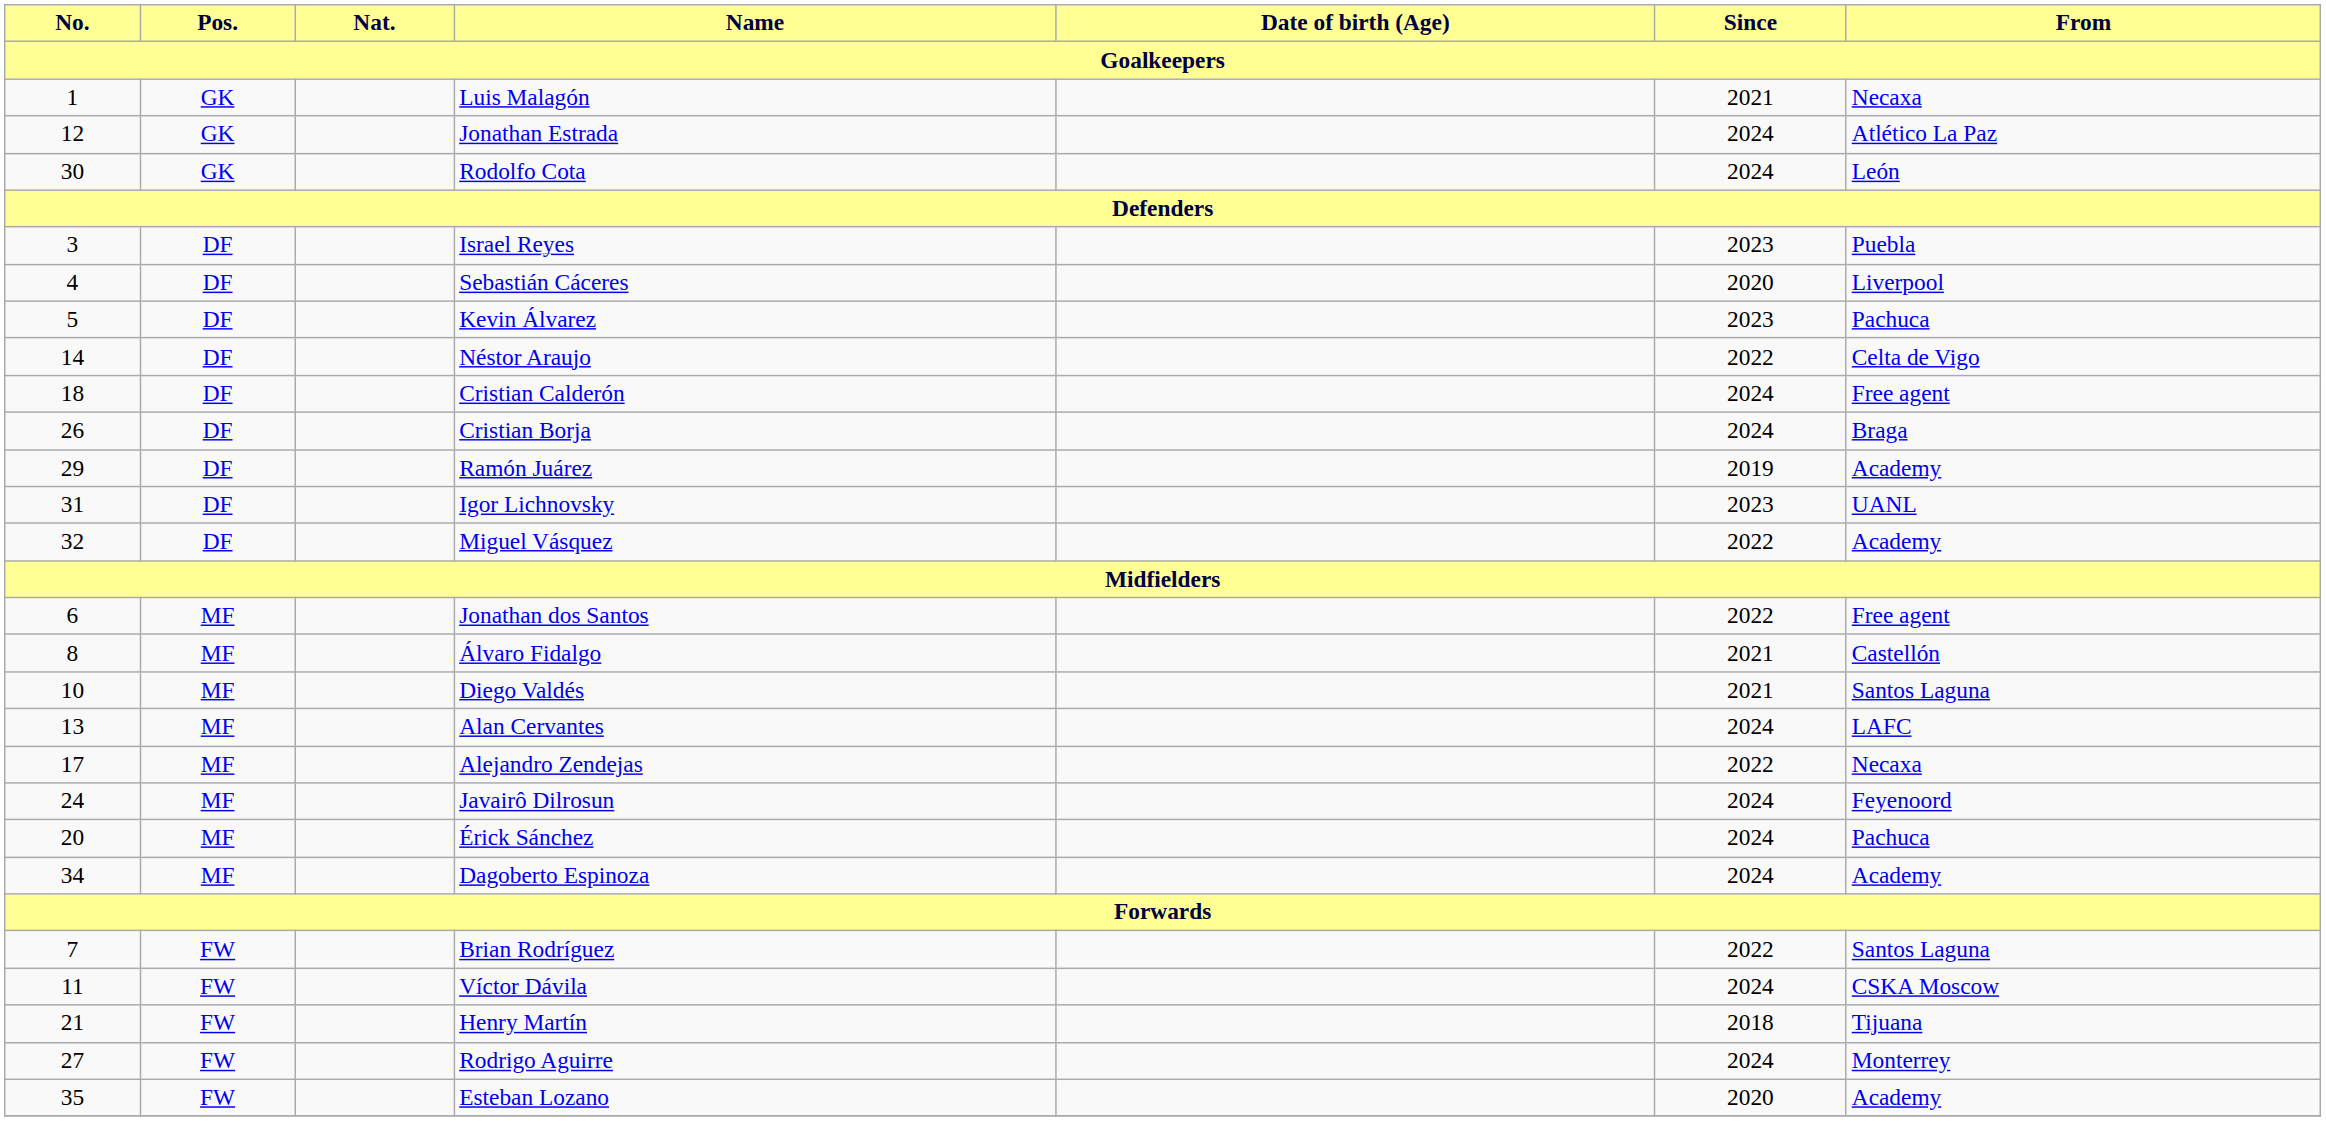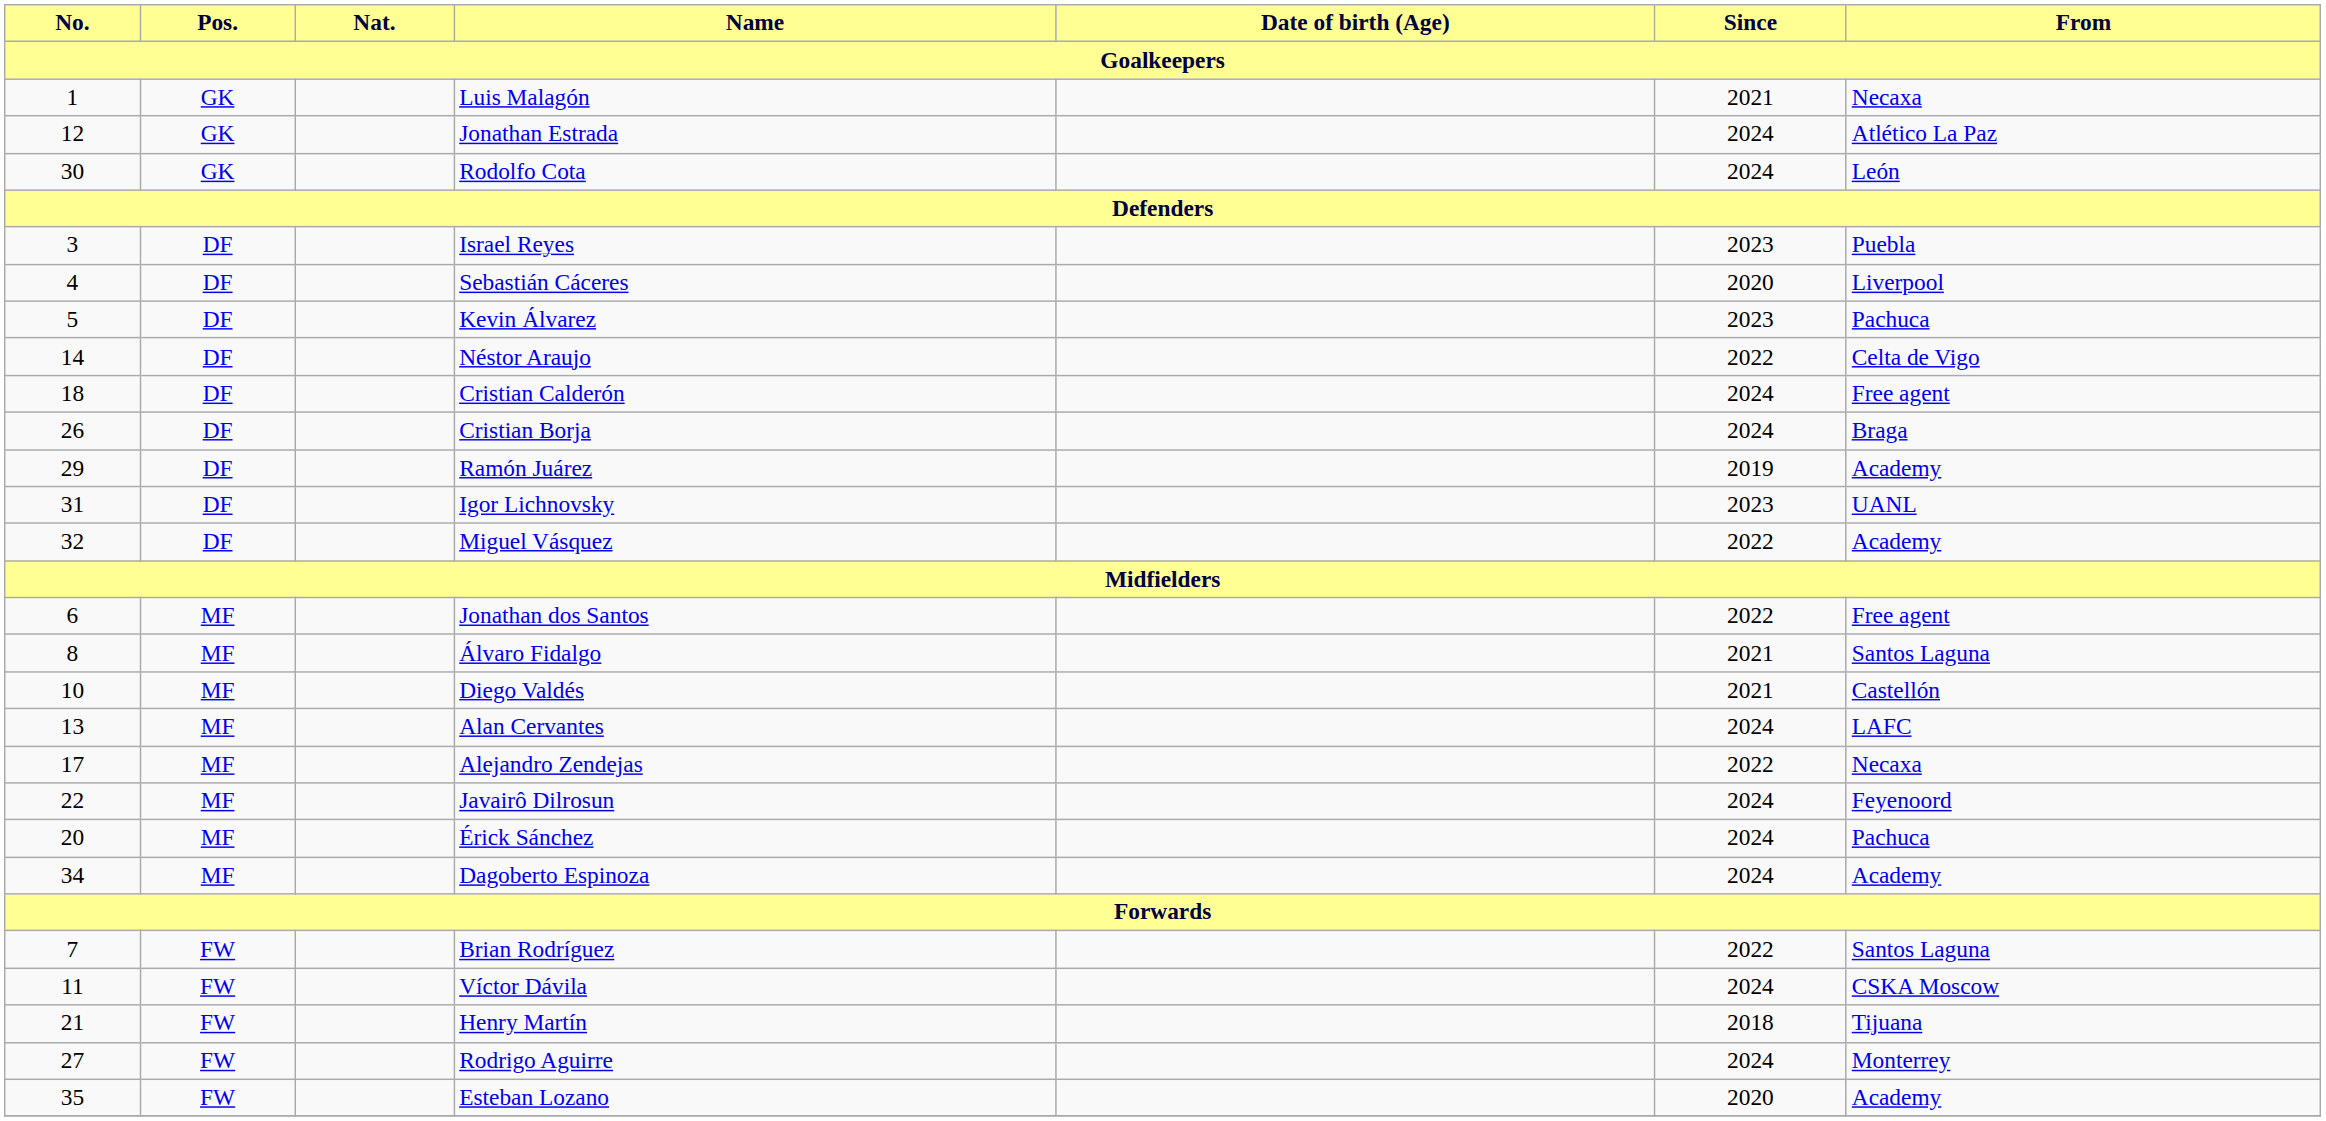(1896, 652) Castellón -> (1921, 652) Santos Laguna
(1921, 689) Santos Laguna -> (1896, 689) Castellón
(72, 801) 24 -> (72, 801) 22
